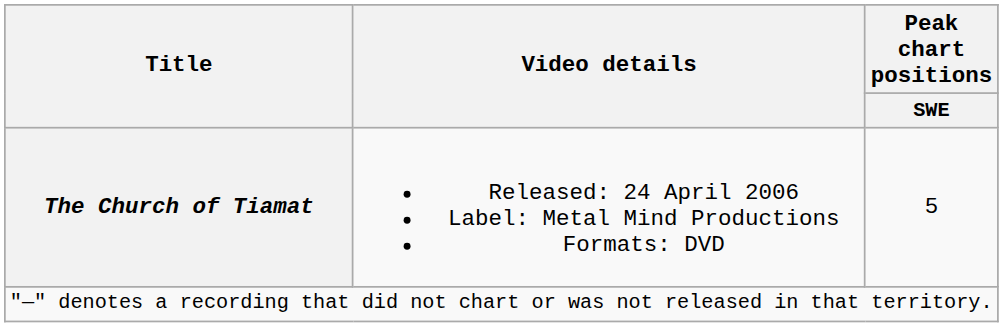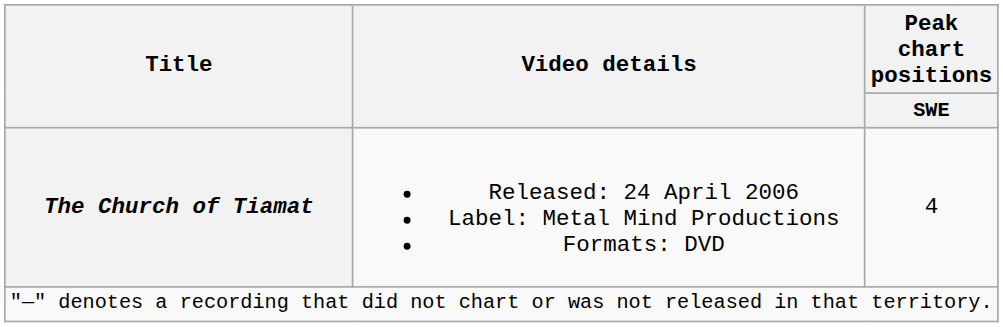(931, 207) 5 -> (931, 207) 4
